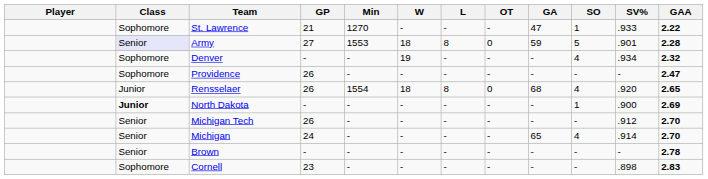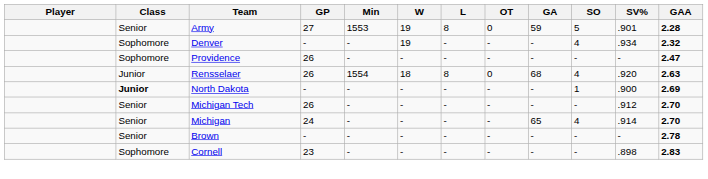- row: (220, 27)
(133, 43) lavender background -> (133, 27) no background
(405, 43) 18 -> (405, 27) 19
(671, 89) 2.65 -> (671, 74) 2.63
